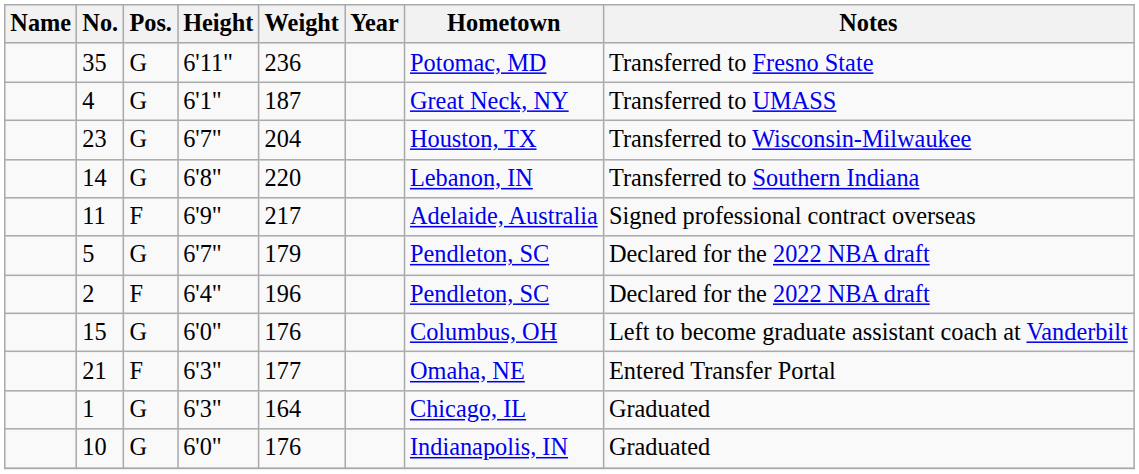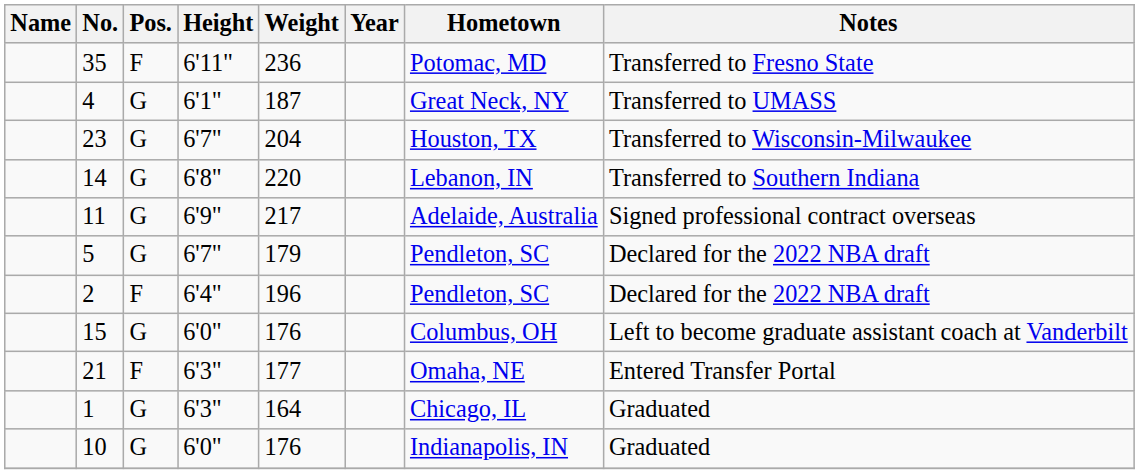(138, 62) G -> (136, 62) F
(136, 216) F -> (138, 216) G
